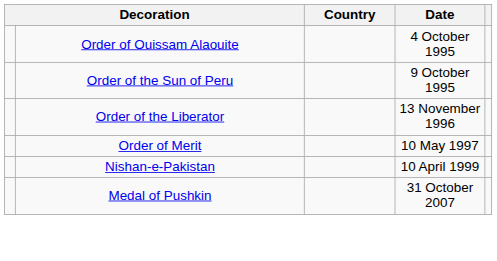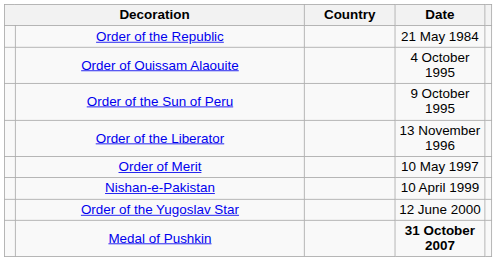+ row: (160, 36)
+ row: (160, 209)
(440, 195) normal -> (440, 238) bold
